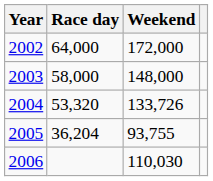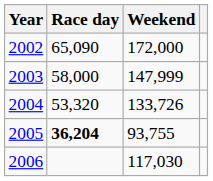(75, 47) 64,000 -> (75, 47) 65,090
(155, 76) 148,000 -> (155, 76) 147,999
(75, 133) normal -> (75, 133) bold
(155, 161) 110,030 -> (155, 161) 117,030
